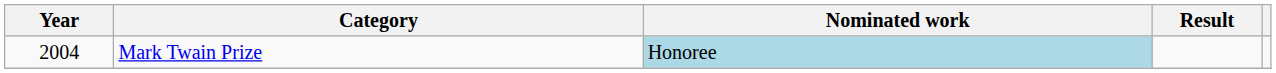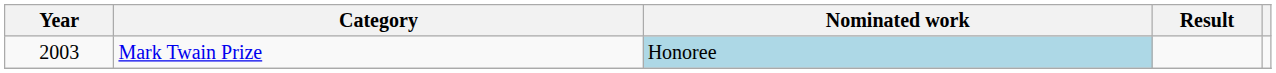(59, 52) 2004 -> (59, 52) 2003
